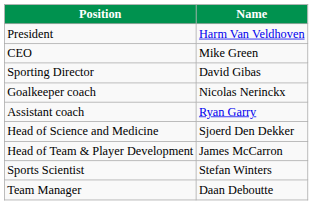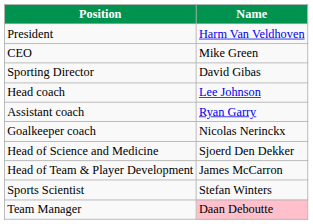+ row: (36, 92)
rows swapped: (46, 111) <-> (52, 92)
(236, 190) no background -> (236, 209) pink background
